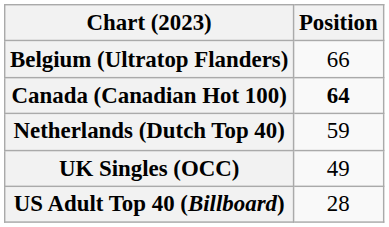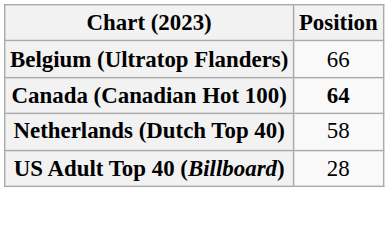(338, 131) 59 -> (338, 131) 58
- row: (149, 167)
